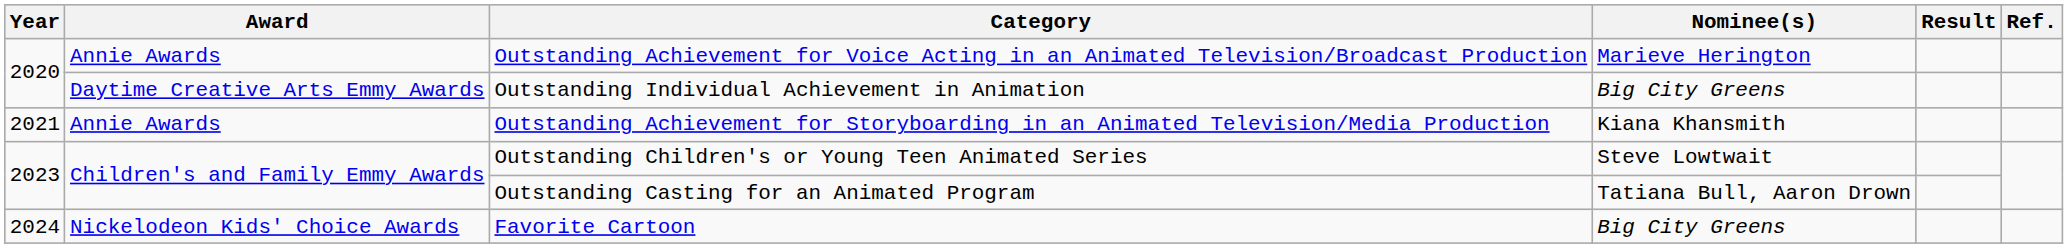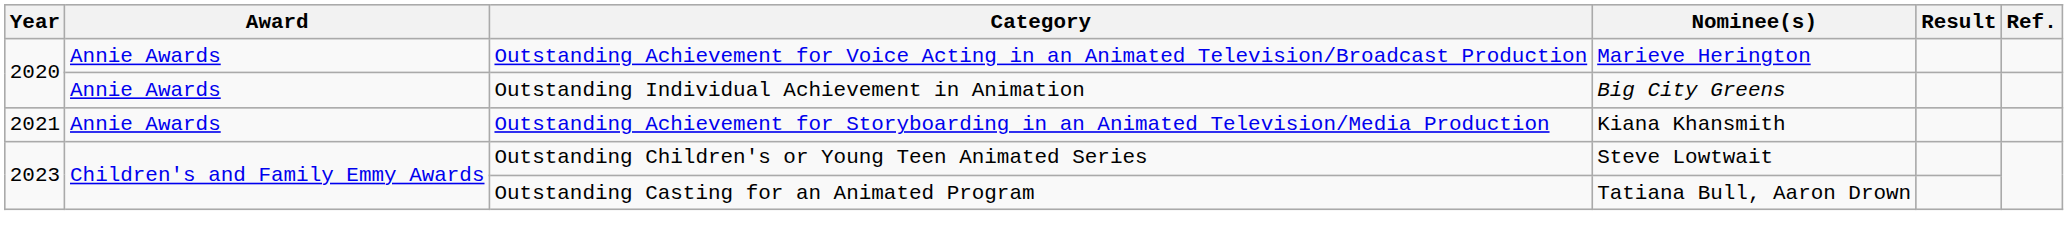(277, 90) Daytime Creative Arts Emmy Awards -> (145, 90) Annie Awards
- row: (595, 227)
